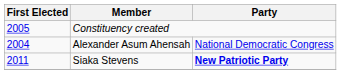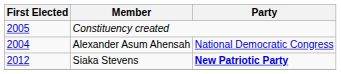(18, 61) 2011 -> (18, 61) 2012
